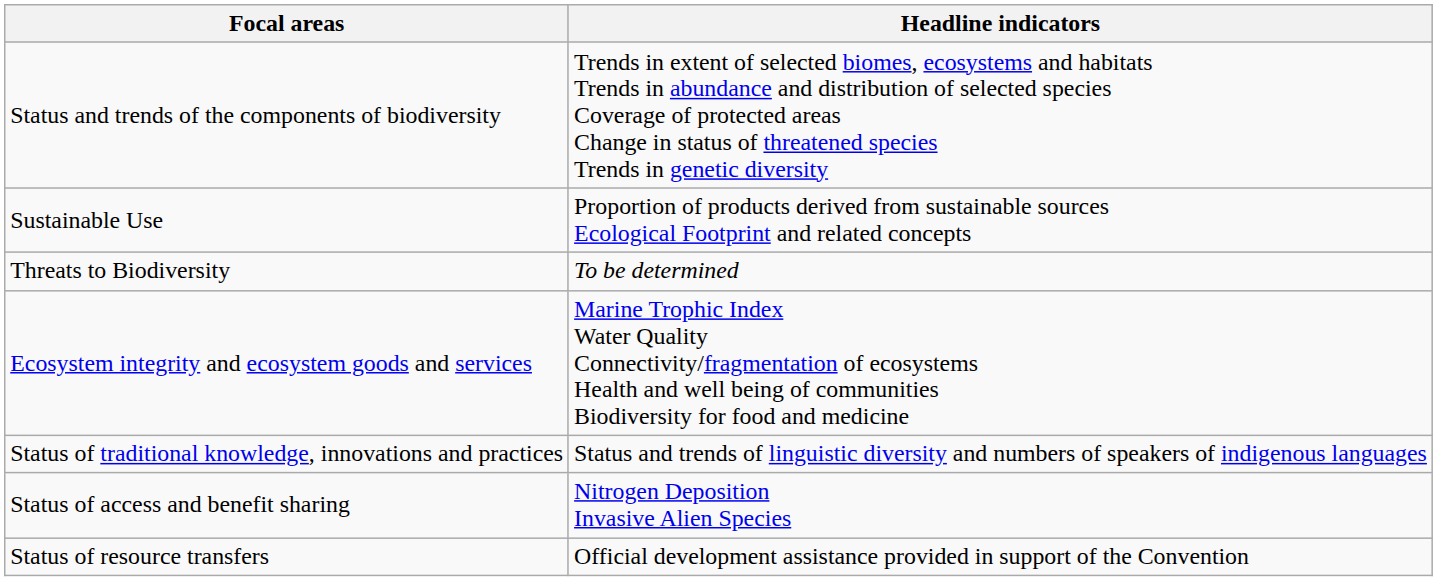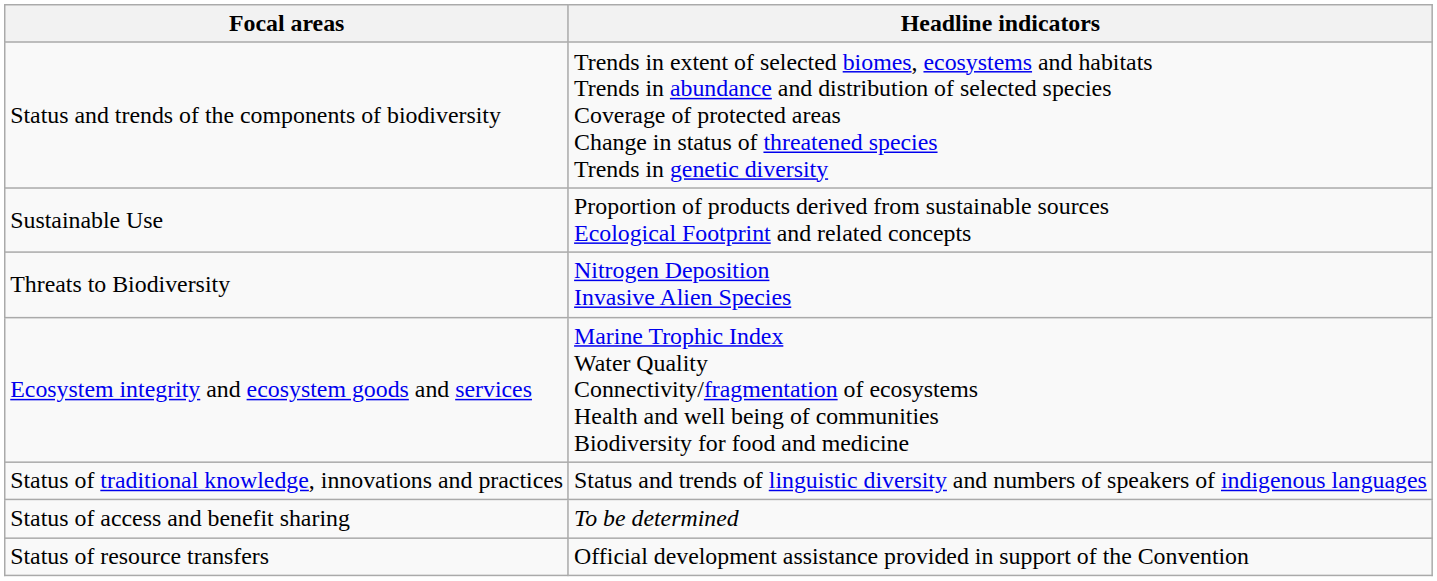(656, 270) To be determined -> (683, 284) Nitrogen Deposition Invasive Alien Species
(683, 505) Nitrogen Deposition Invasive Alien Species -> (656, 518) To be determined
